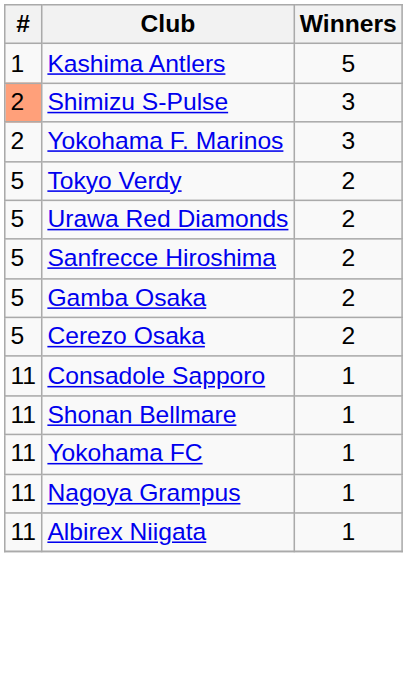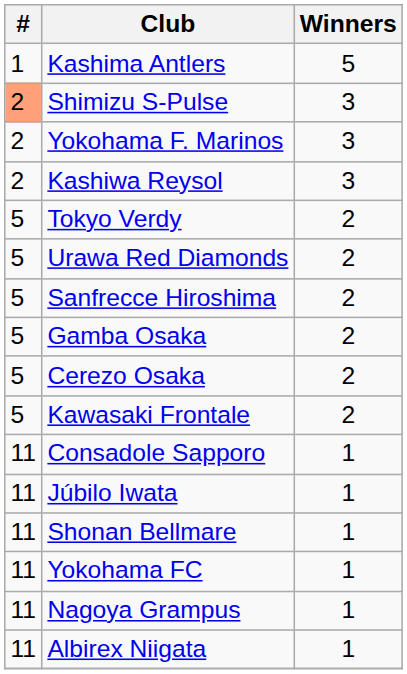+ row: (135, 180)
+ row: (149, 414)
+ row: (112, 492)
